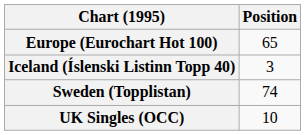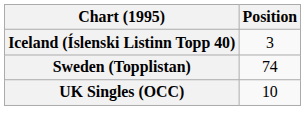- row: (122, 42)
